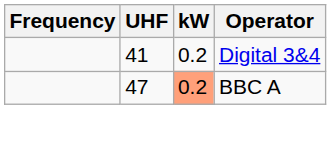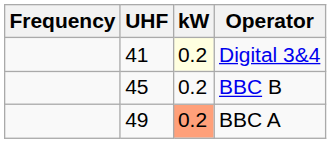(192, 54) no background -> (192, 54) lightyellow background
+ row: (250, 87)
(137, 87) 47 -> (137, 120) 49
